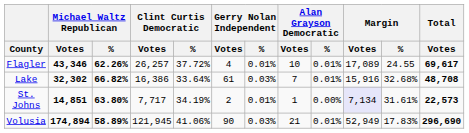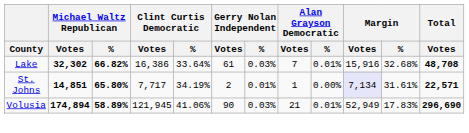- row: (26, 64)
(111, 100) 63.80% -> (111, 85) 65.80%
(442, 100) 22,573 -> (442, 85) 22,571
